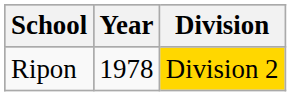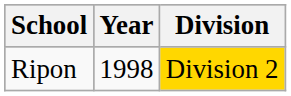(126, 68) 1978 -> (126, 68) 1998
